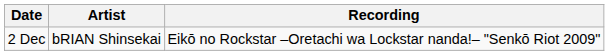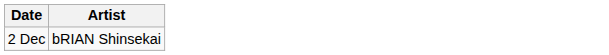- column: (384, 15)
